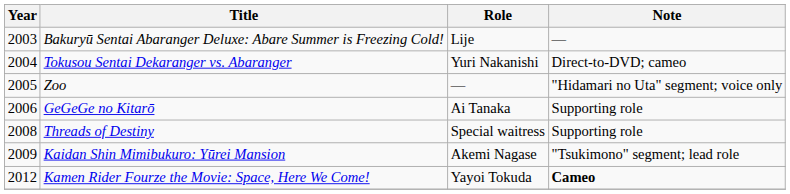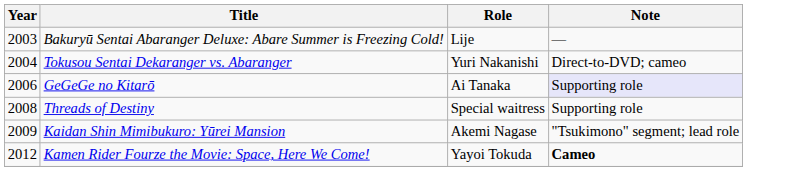- row: (55, 85)
(597, 108) no background -> (597, 85) lavender background
